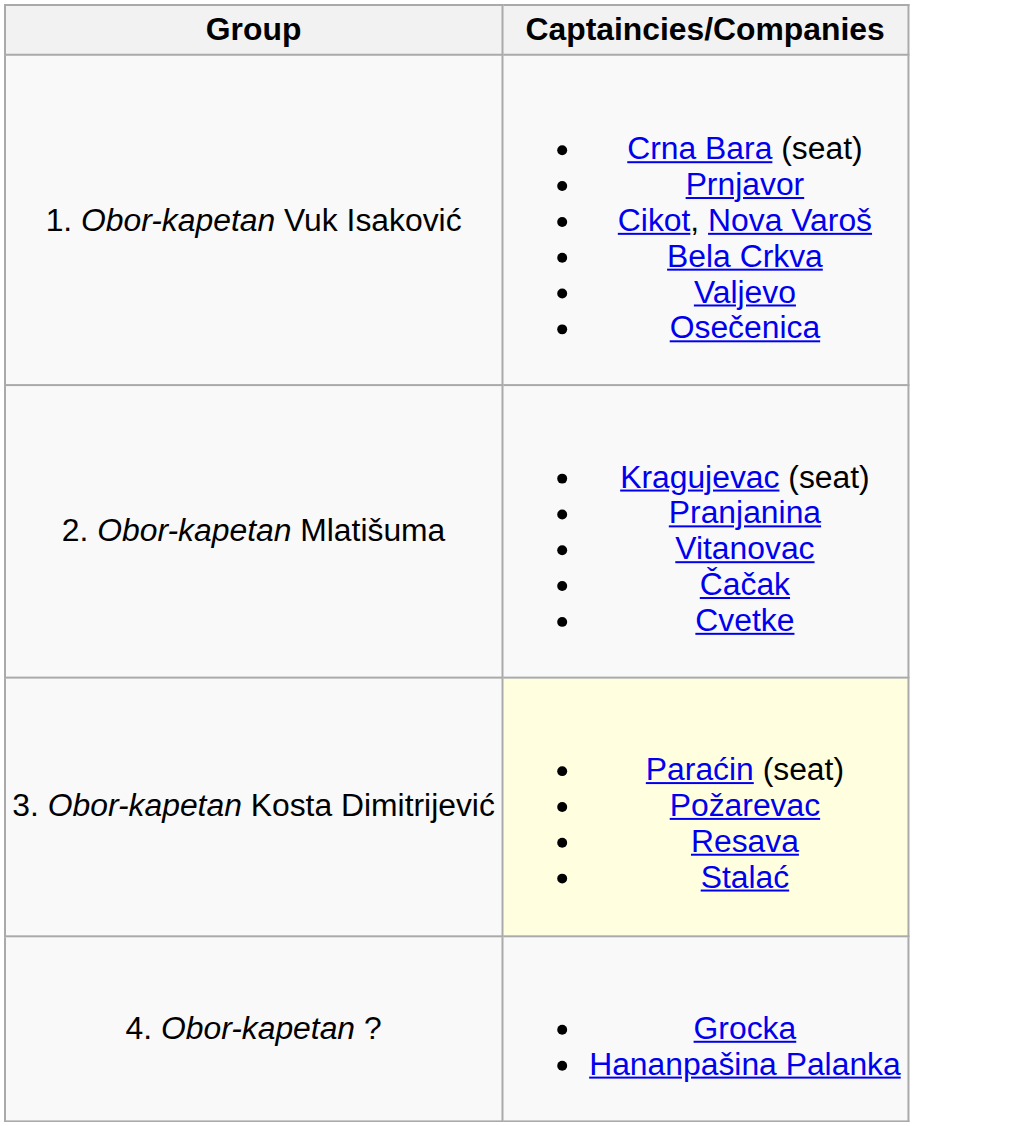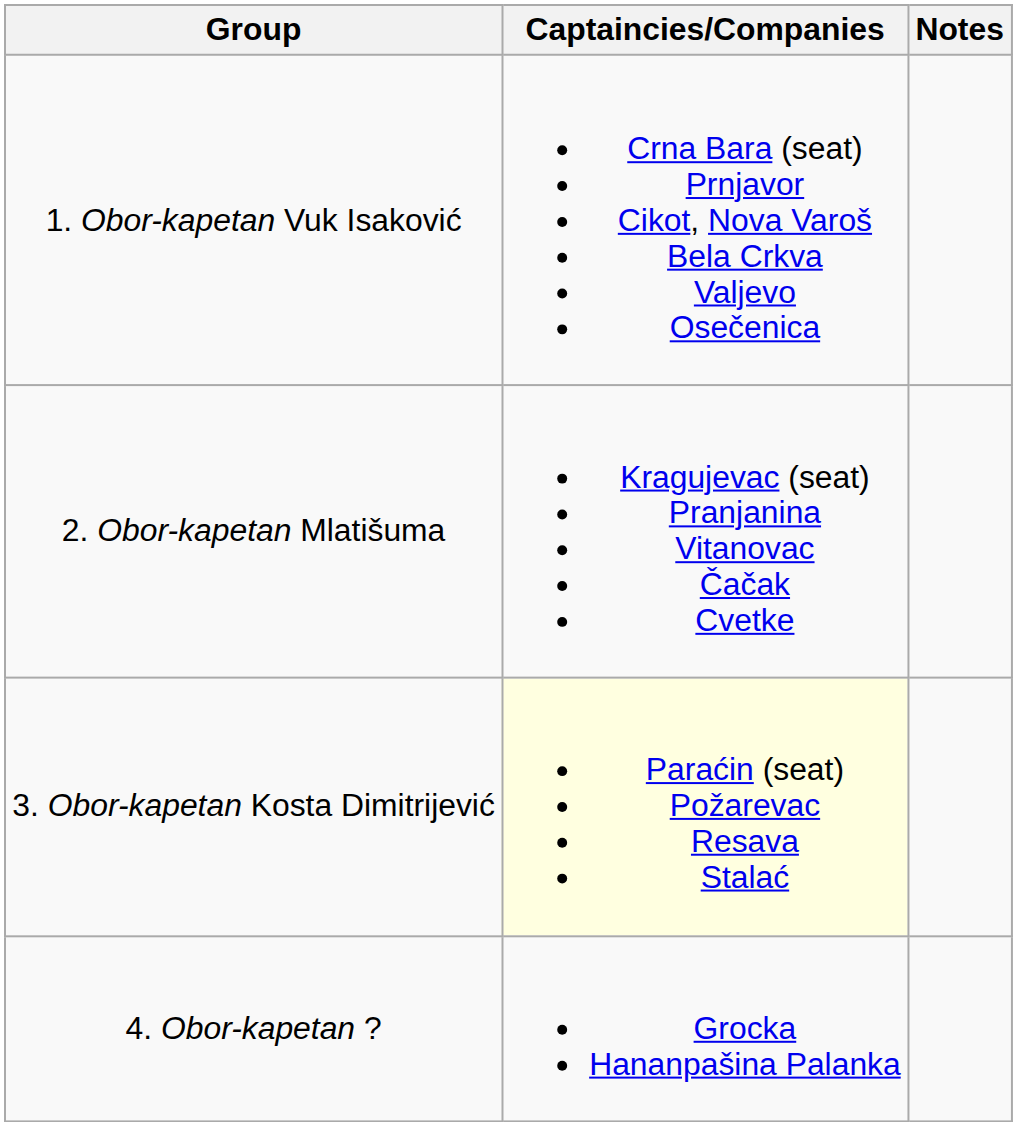+ column: (960, 29)
